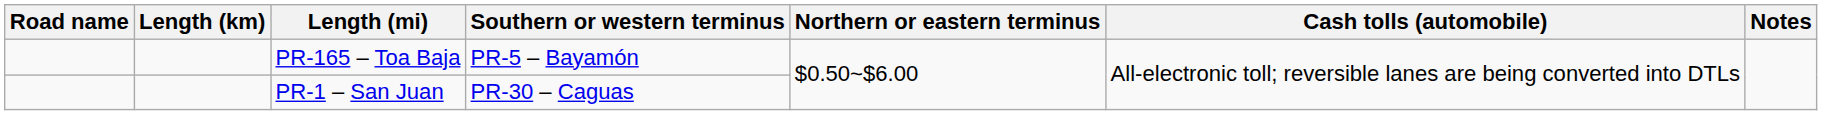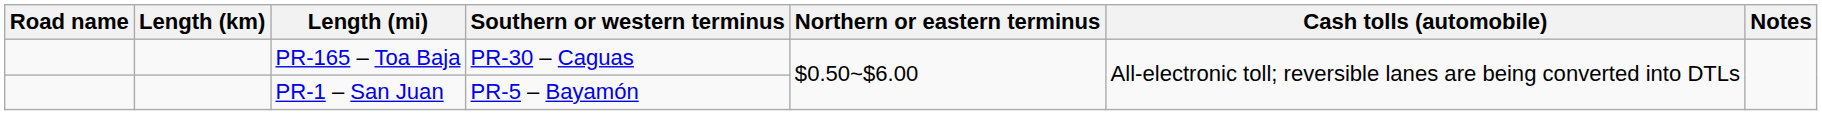(555, 57) PR-5 – Bayamón -> (552, 57) PR-30 – Caguas
(552, 92) PR-30 – Caguas -> (555, 92) PR-5 – Bayamón
